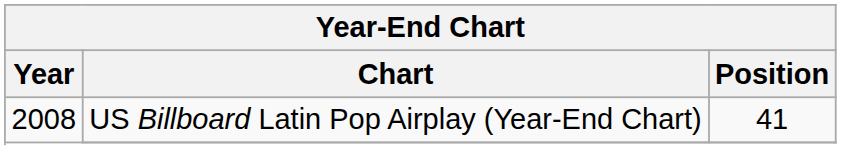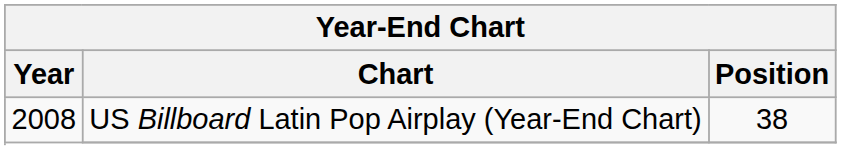(772, 119) 41 -> (772, 119) 38
